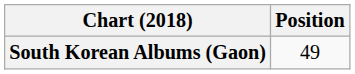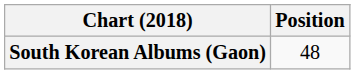(310, 52) 49 -> (310, 52) 48
